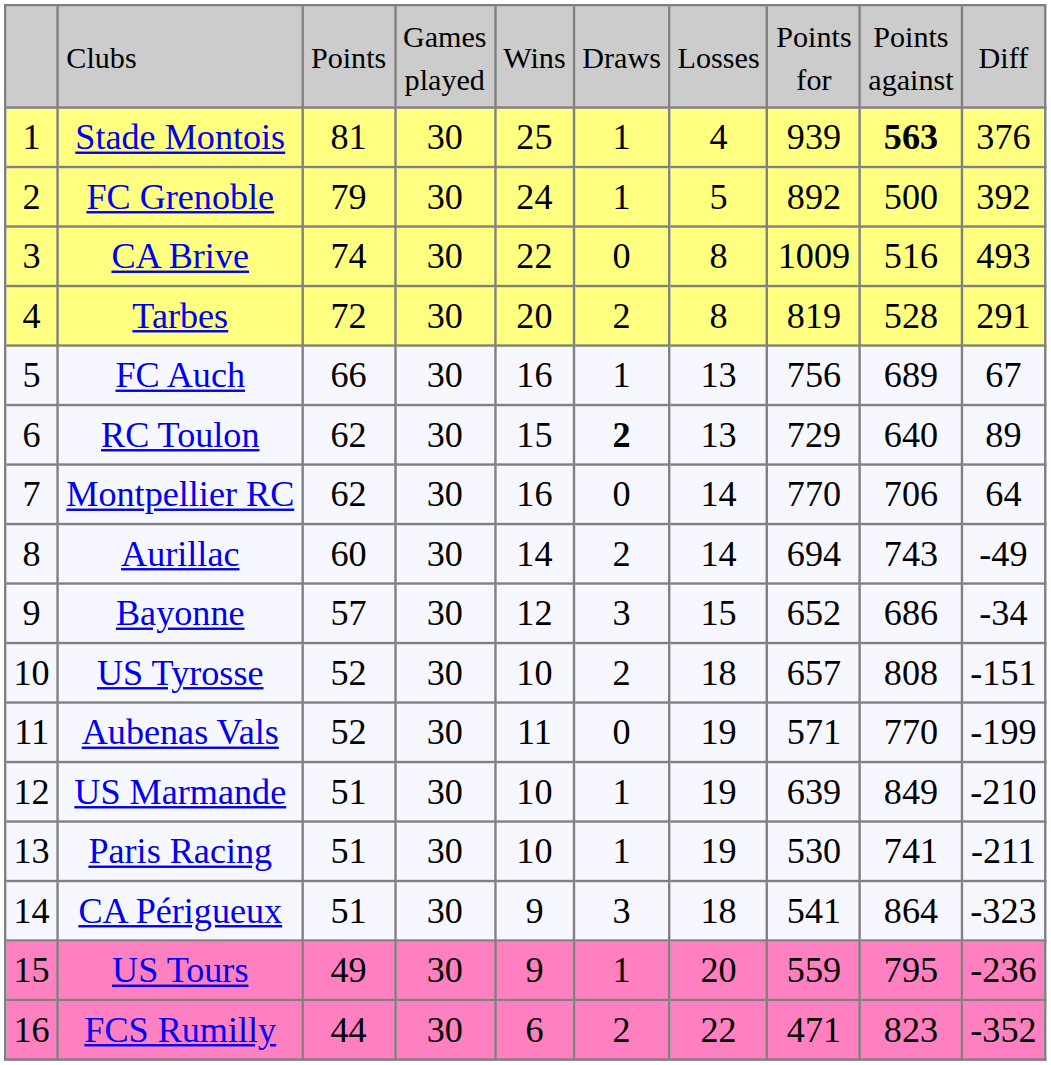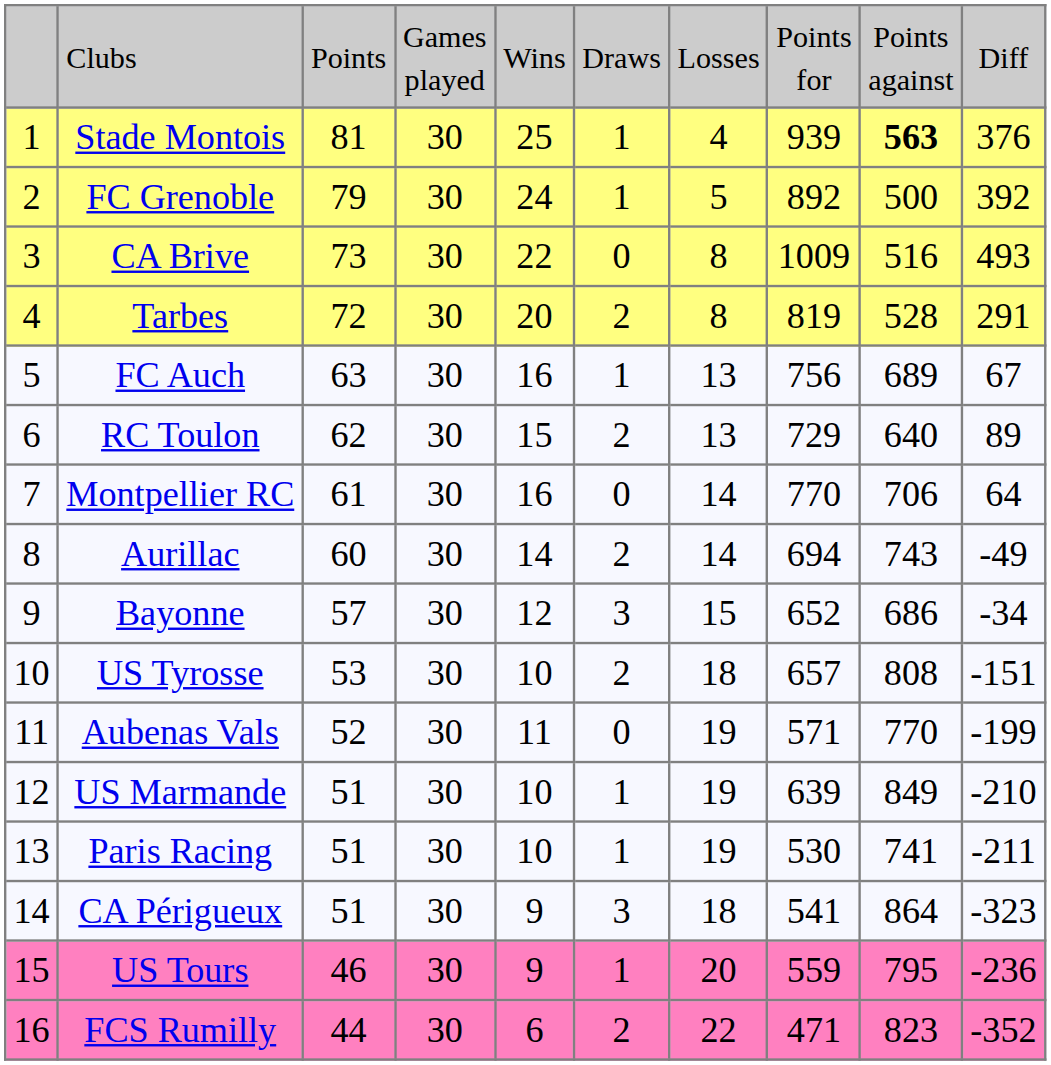(349, 255) 74 -> (349, 255) 73
(349, 374) 66 -> (349, 374) 63
(622, 434) bold -> (622, 434) normal
(349, 493) 62 -> (349, 493) 61
(349, 672) 52 -> (349, 672) 53
(349, 969) 49 -> (349, 969) 46
